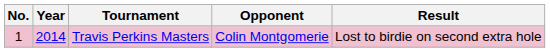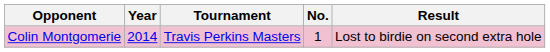columns swapped: (18, 15) <-> (272, 15)
